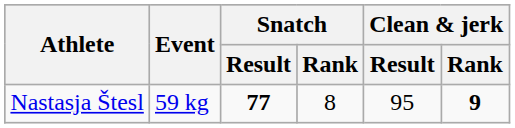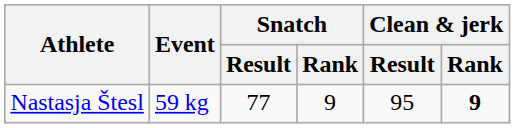(258, 103) bold -> (258, 103) normal
(330, 103) 8 -> (330, 103) 9
